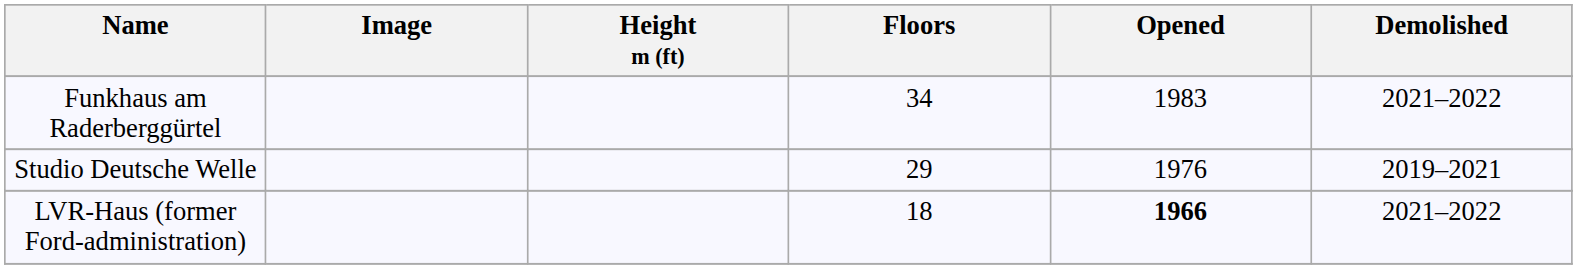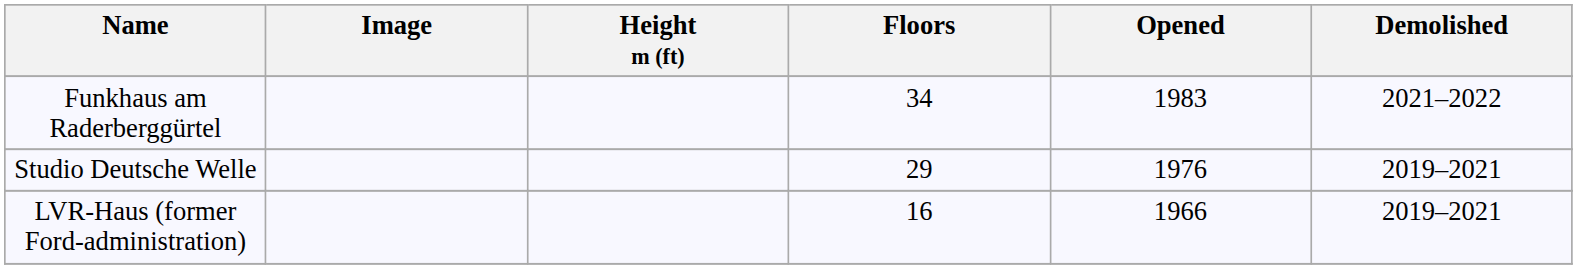(919, 211) 18 -> (919, 211) 16
(1180, 211) bold -> (1180, 211) normal
(1442, 211) 2021–2022 -> (1442, 211) 2019–2021
